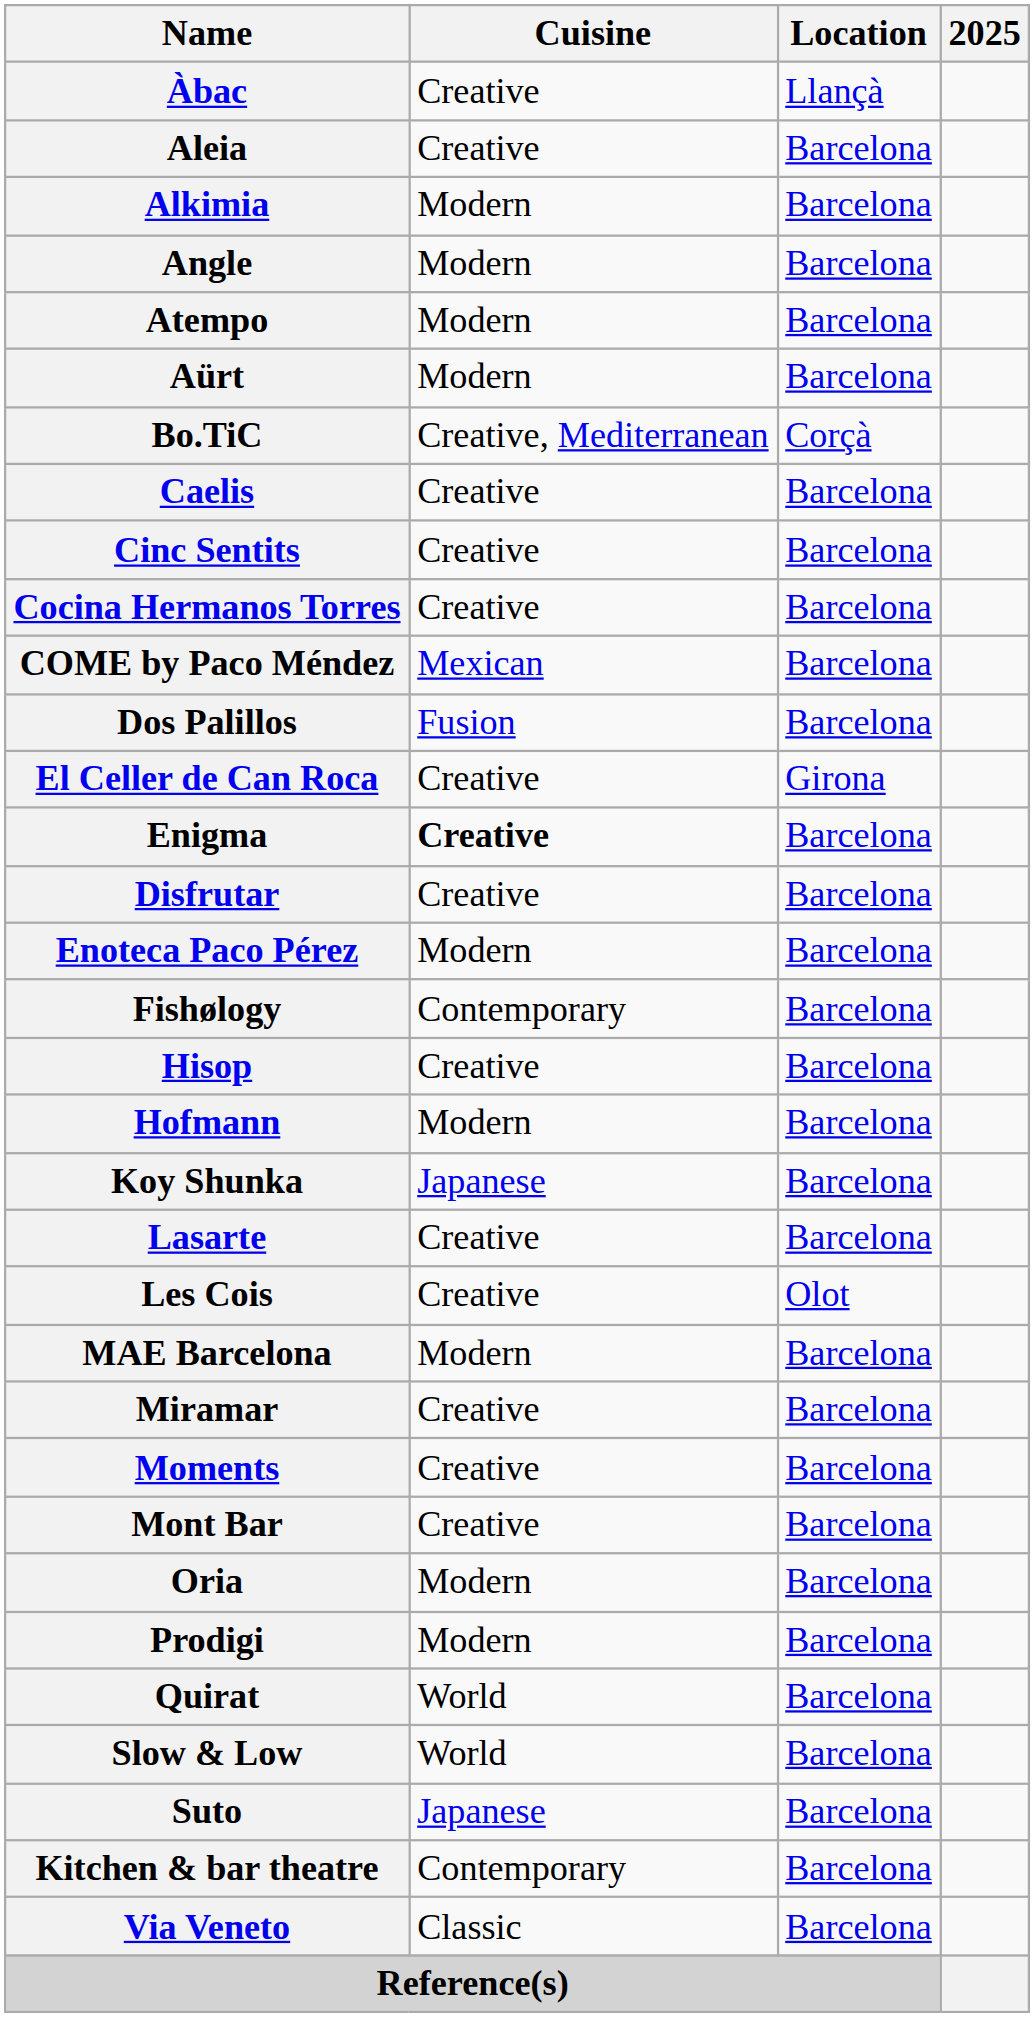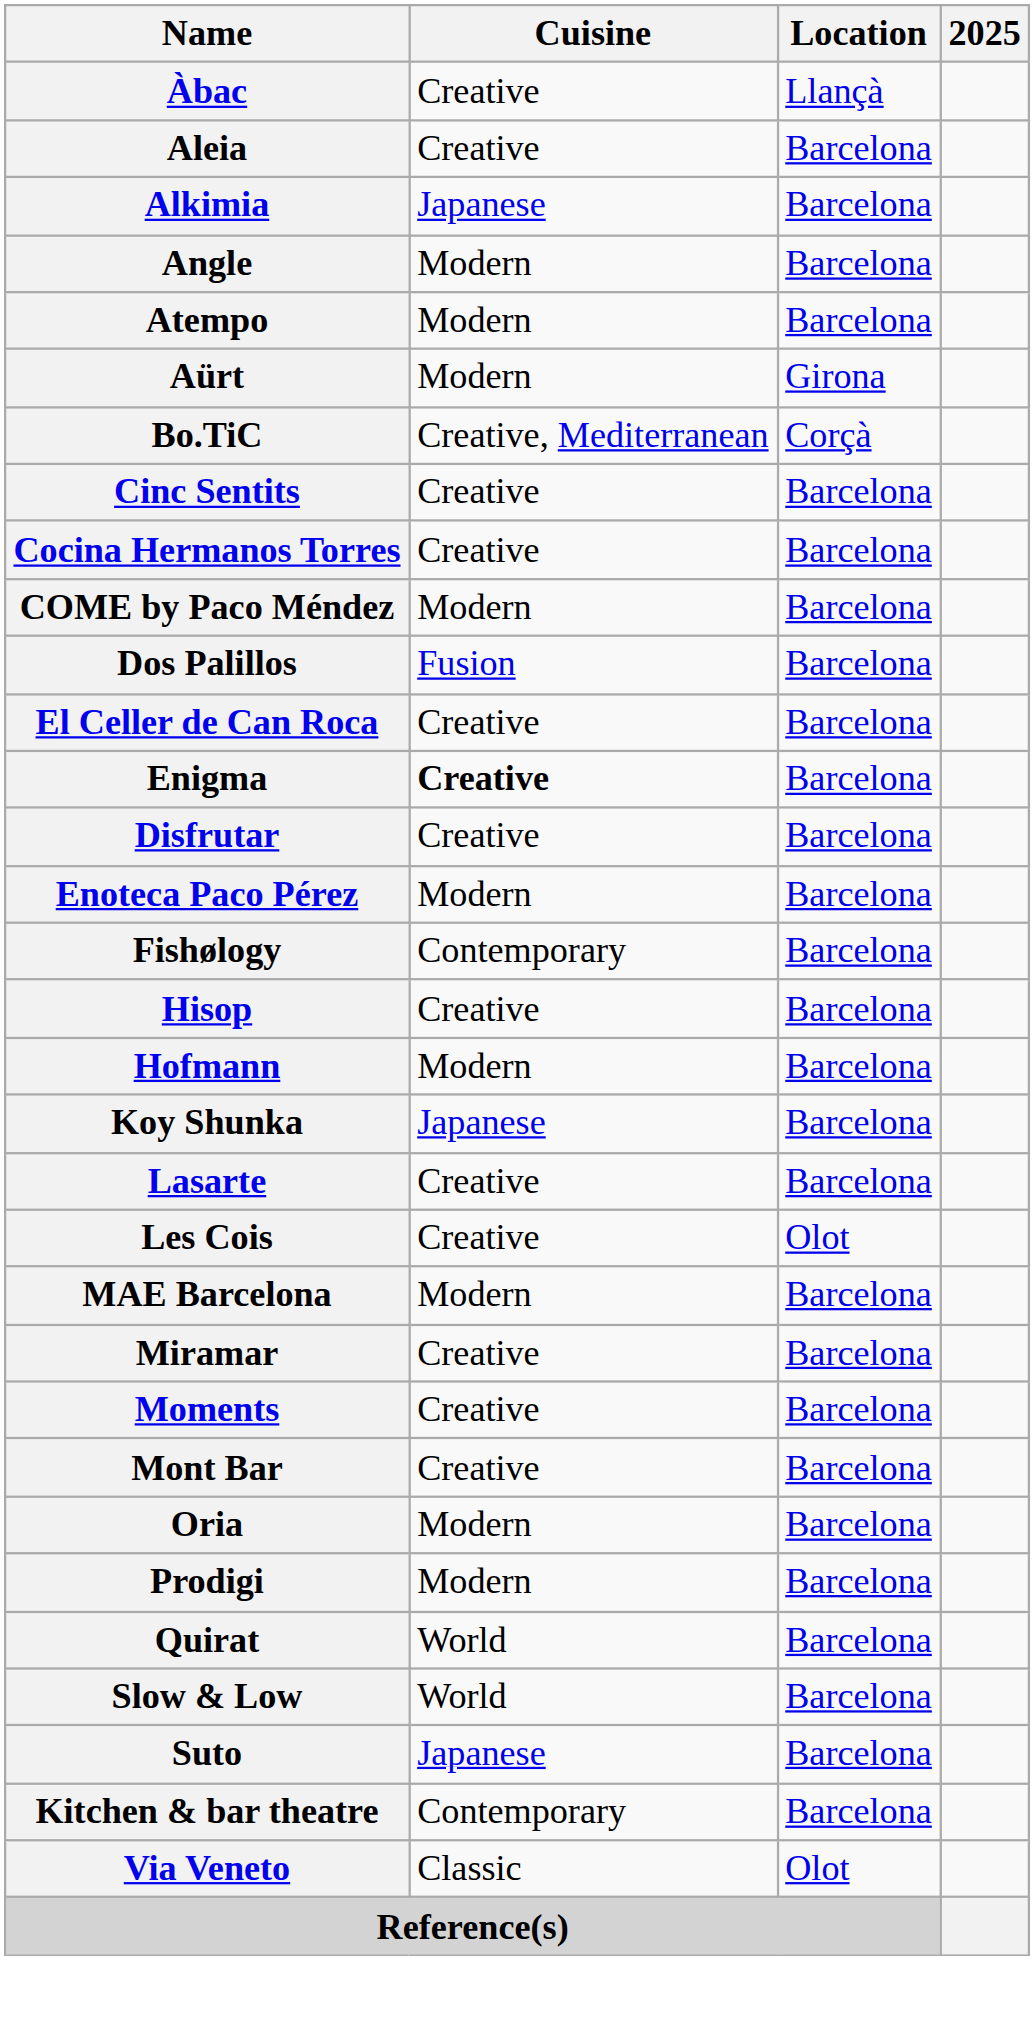(474, 205) Modern -> (481, 205) Japanese
(859, 377) Barcelona -> (835, 377) Girona
- row: (207, 491)
(480, 663) Mexican -> (474, 606) Modern
(835, 778) Girona -> (859, 721) Barcelona
(859, 1925) Barcelona -> (817, 1868) Olot
